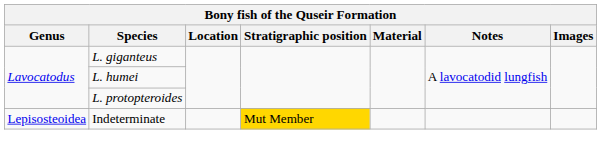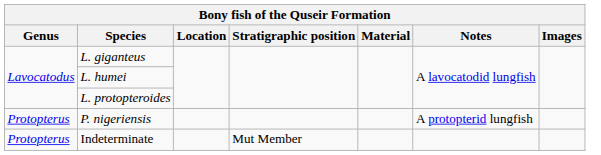+ row: (116, 118)
(47, 118) Lepisosteoidea -> (39, 139) Protopterus
(279, 118) gold background -> (267, 139) no background
